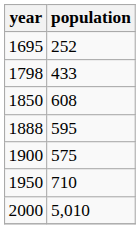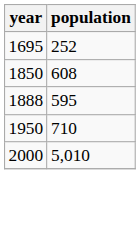- row: (26, 73)
- row: (26, 155)
